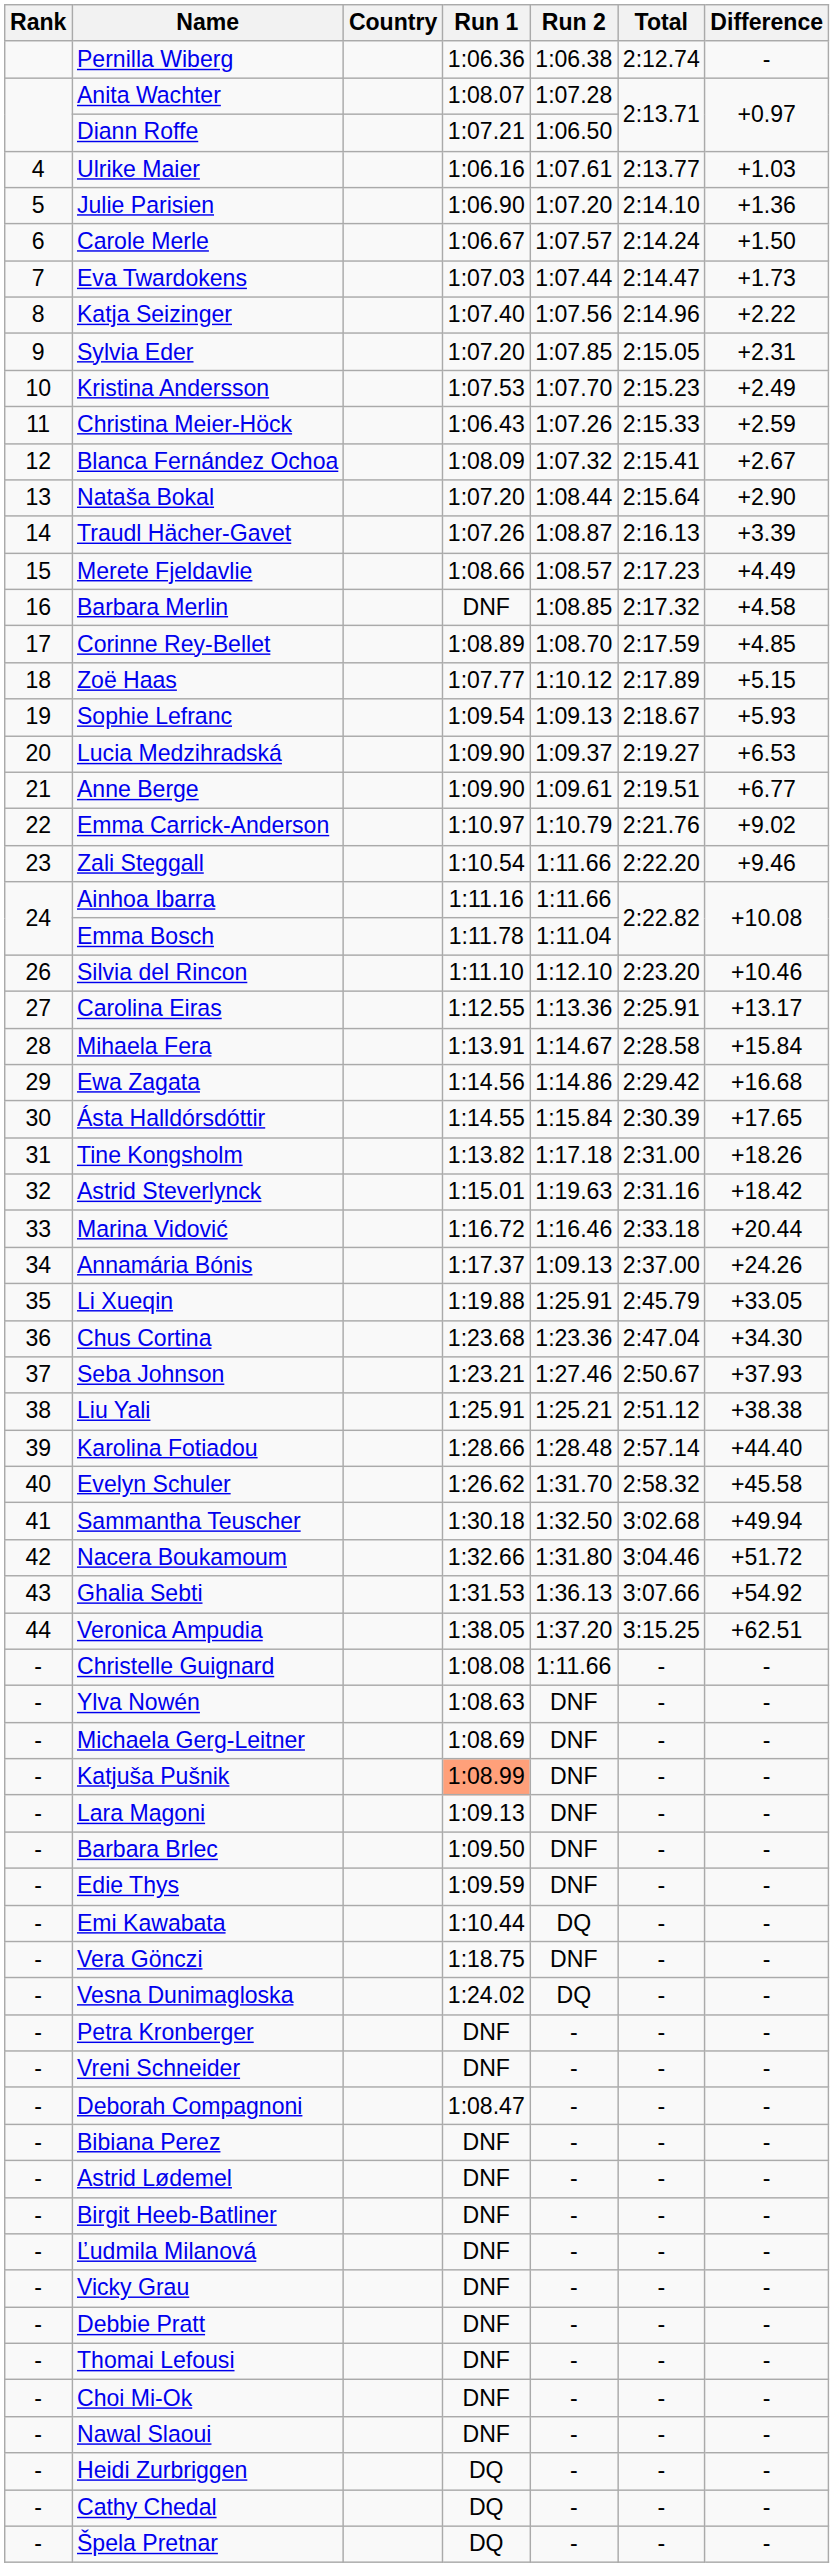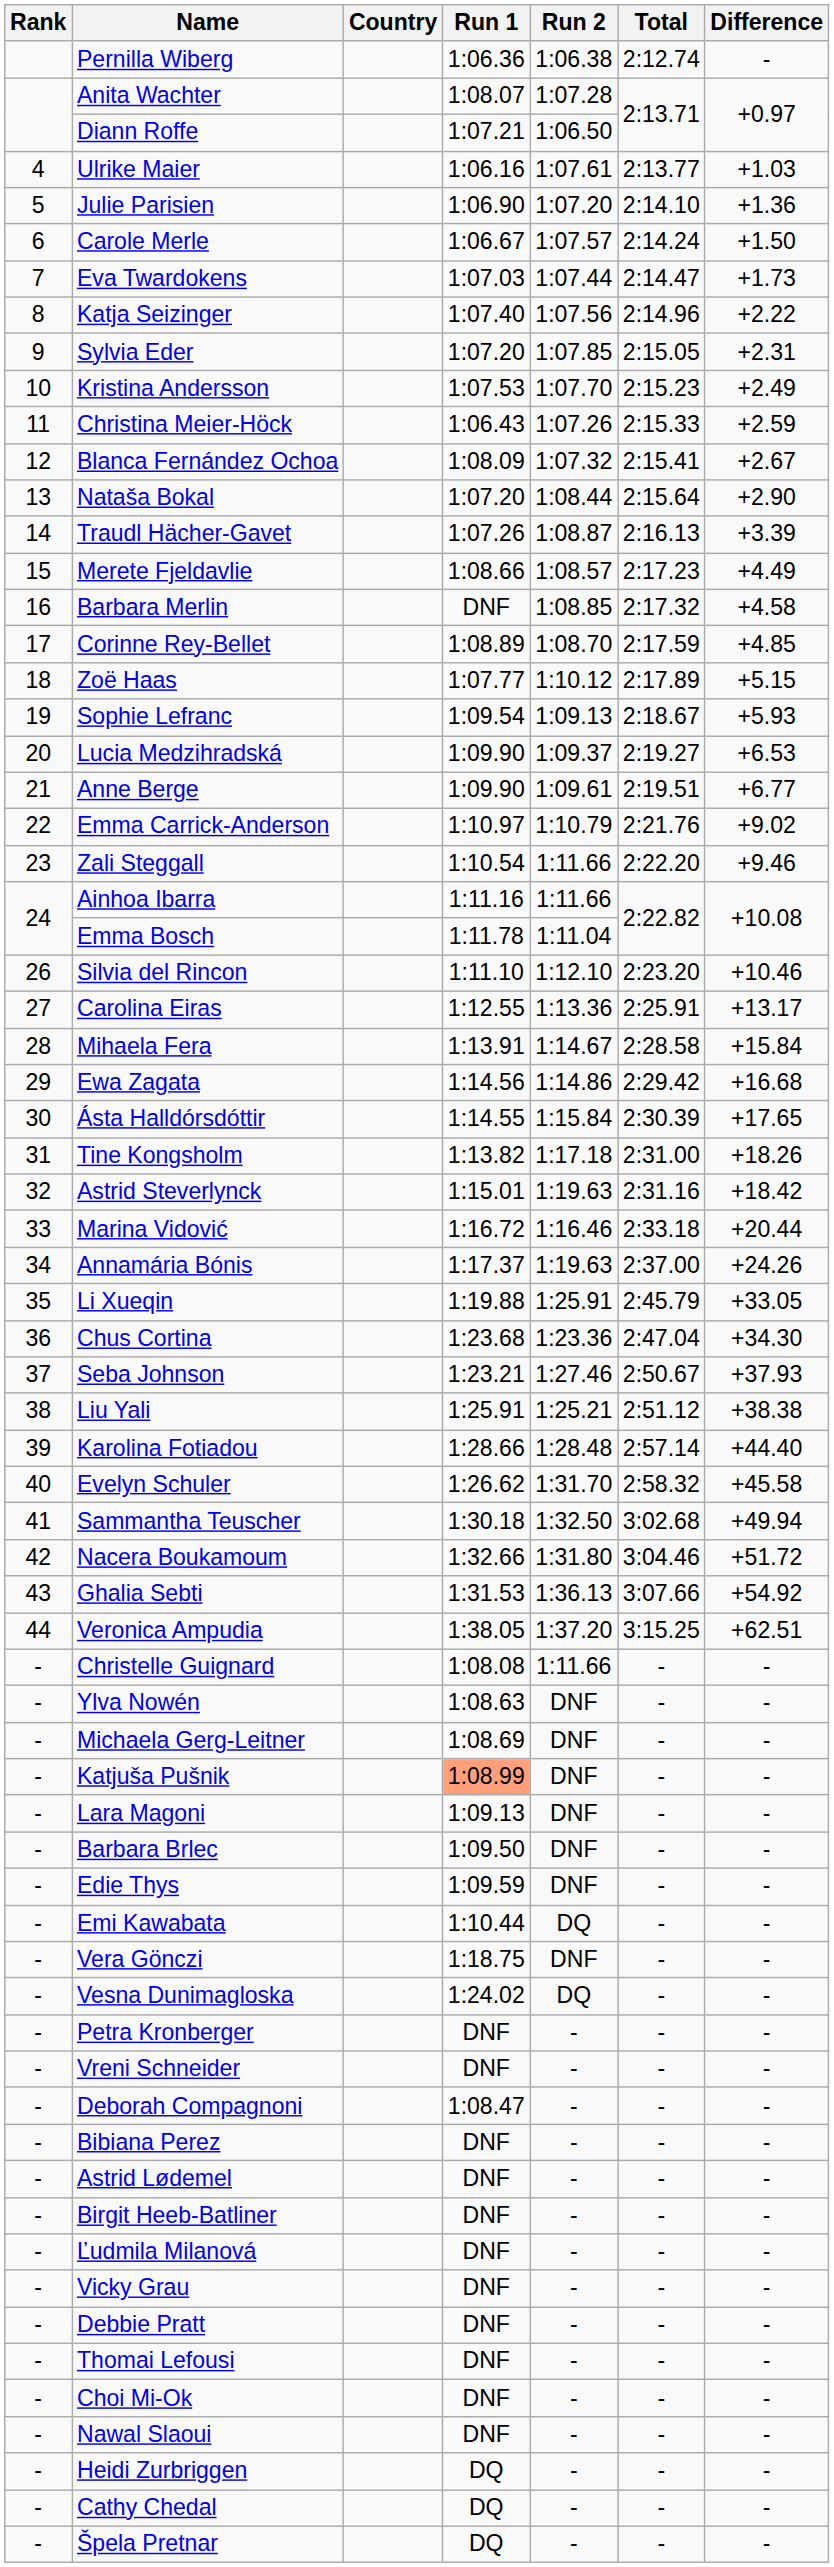(574, 1265) 1:09.13 -> (574, 1265) 1:19.63
